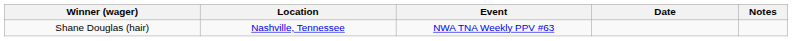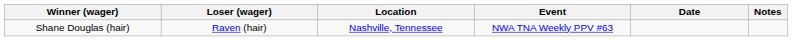+ column: (239, 12)
